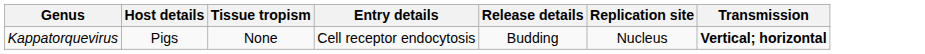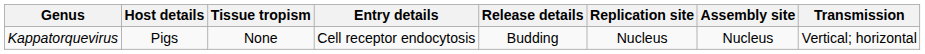+ column: (748, 15)
(764, 37) bold -> (859, 37) normal
